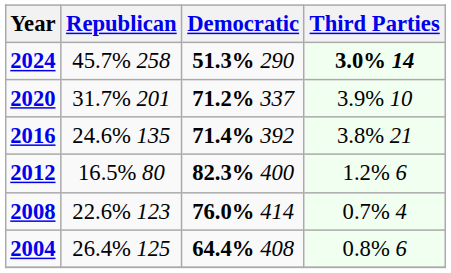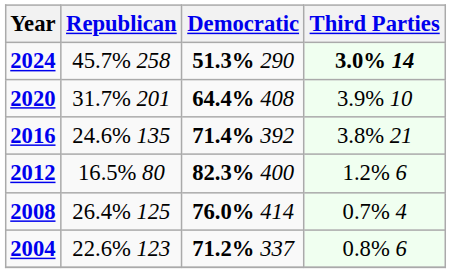(243, 98) 71.2% 337 -> (243, 98) 64.4% 408
(121, 210) 22.6% 123 -> (121, 210) 26.4% 125
(121, 247) 26.4% 125 -> (121, 247) 22.6% 123
(243, 247) 64.4% 408 -> (243, 247) 71.2% 337
